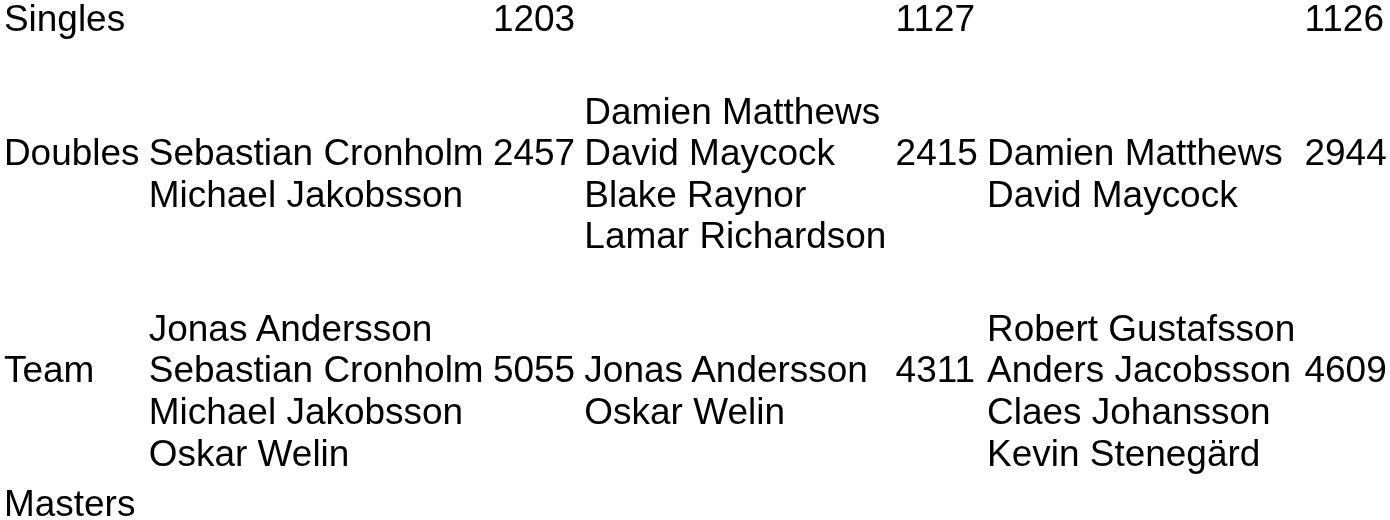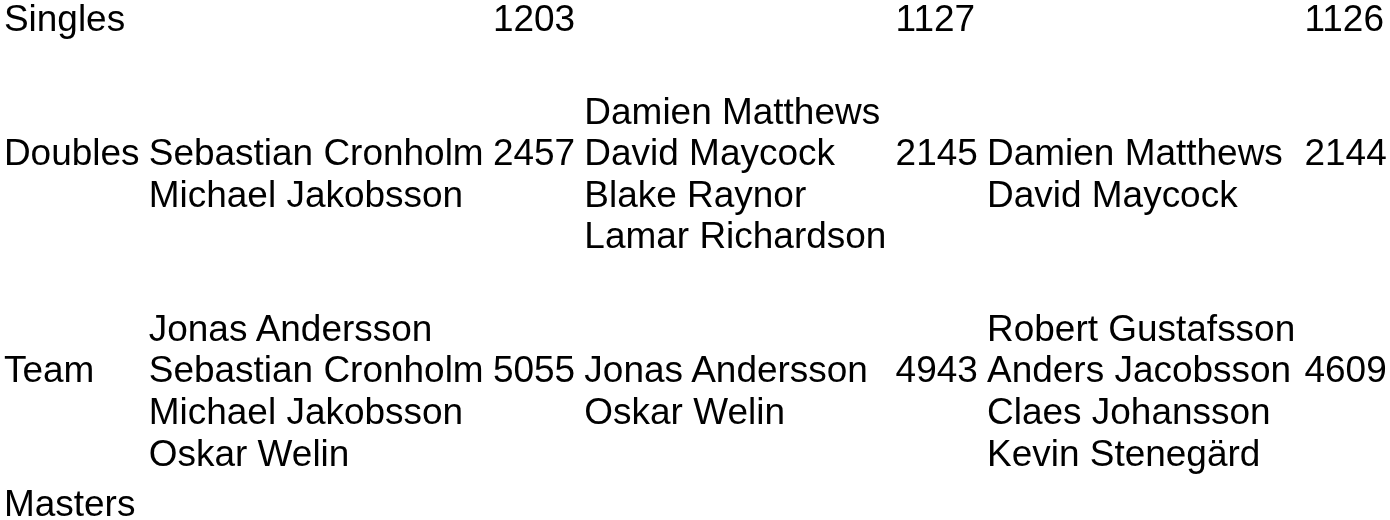(937, 153) 2415 -> (937, 153) 2145
(1346, 153) 2944 -> (1346, 153) 2144
(935, 370) 4311 -> (937, 370) 4943
